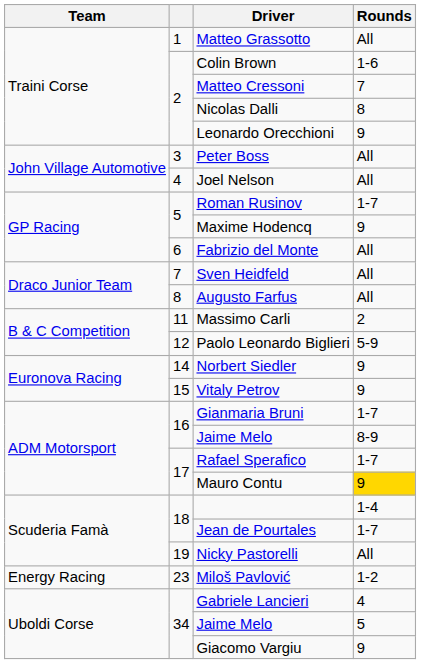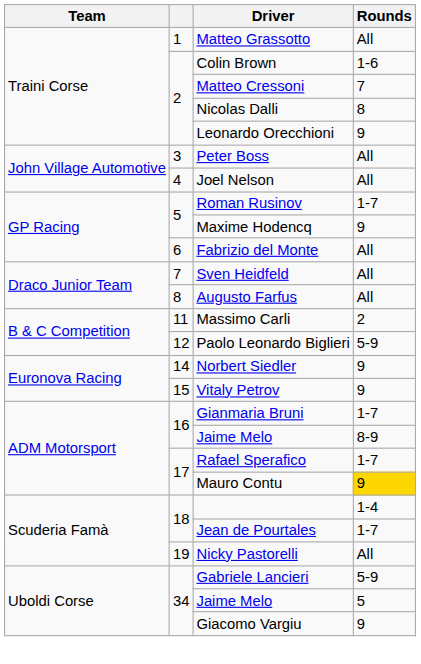- row: (181, 577)
(361, 600) 4 -> (367, 577) 5-9
